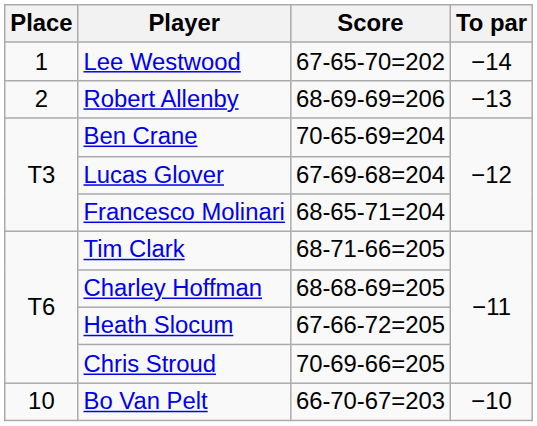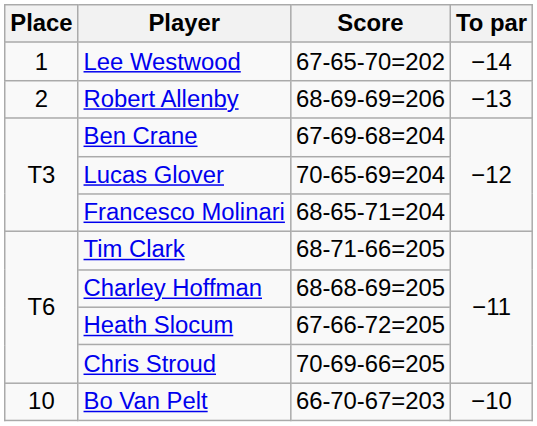(370, 136) 70-65-69=204 -> (370, 136) 67-69-68=204
(370, 174) 67-69-68=204 -> (370, 174) 70-65-69=204
